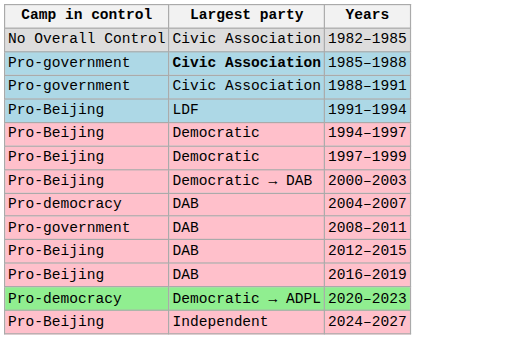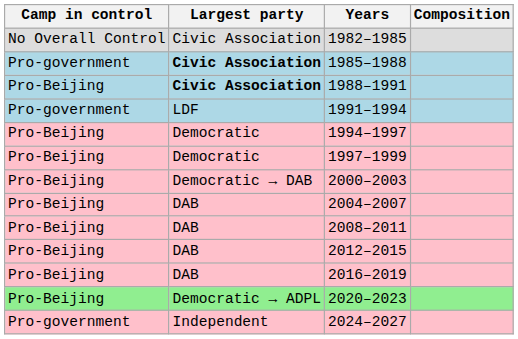+ column: (462, 17)
(69, 87) Pro-government -> (56, 87) Pro-Beijing
(247, 87) normal -> (247, 87) bold
(56, 111) Pro-Beijing -> (69, 111) Pro-government
(65, 205) Pro-democracy -> (56, 205) Pro-Beijing
(69, 228) Pro-government -> (56, 228) Pro-Beijing
(65, 299) Pro-democracy -> (56, 299) Pro-Beijing
(56, 323) Pro-Beijing -> (69, 323) Pro-government
